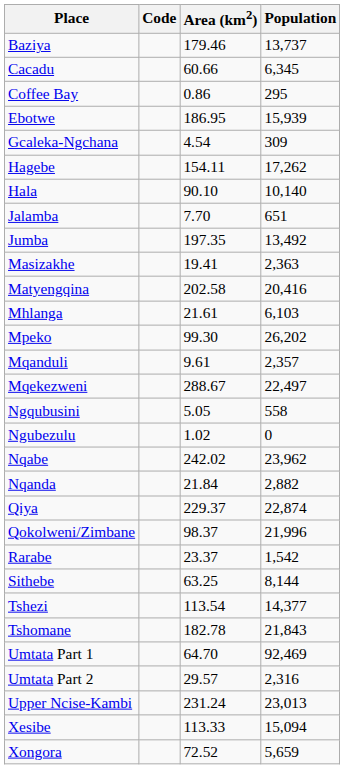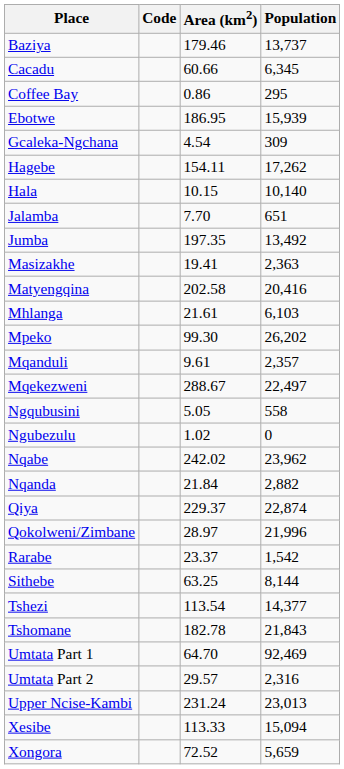(201, 191) 90.10 -> (201, 191) 10.15
(201, 532) 98.37 -> (201, 532) 28.97
